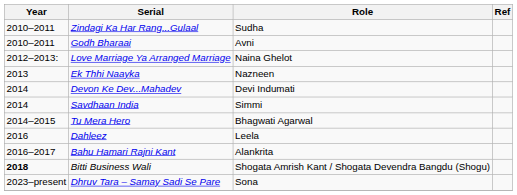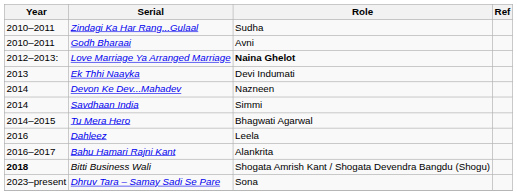(264, 58) normal -> (265, 58) bold
(255, 74) Nazneen -> (265, 74) Devi Indumati
(265, 89) Devi Indumati -> (255, 89) Nazneen
